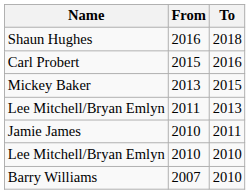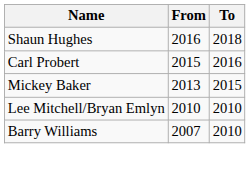- row: (86, 108)
- row: (44, 131)
